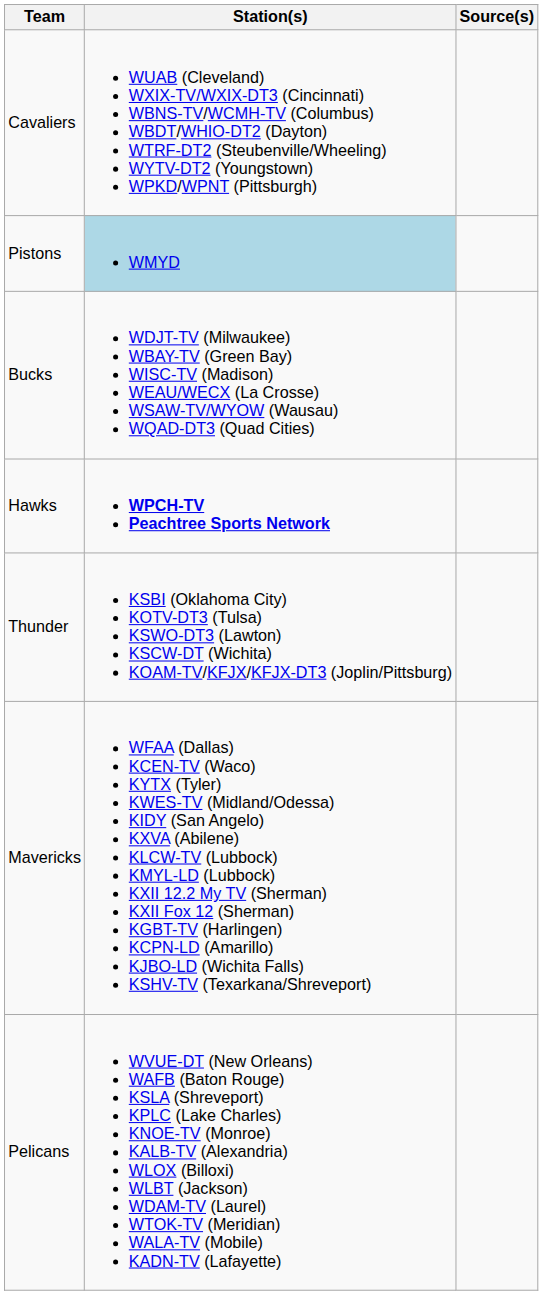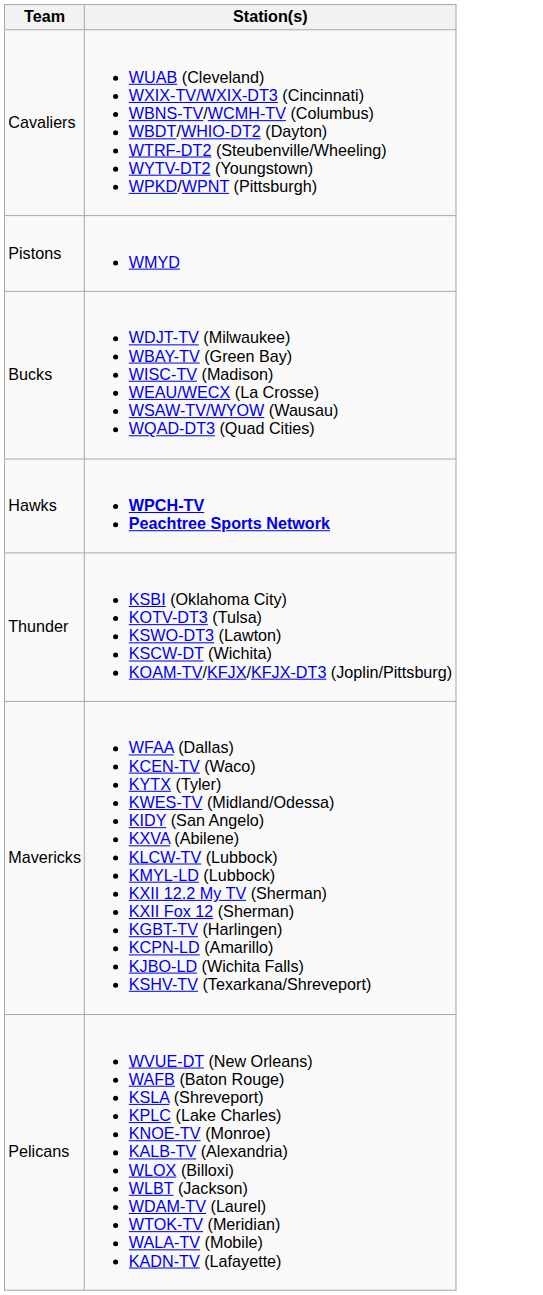- column: (497, 17)
(270, 262) lightblue background -> (270, 262) no background
